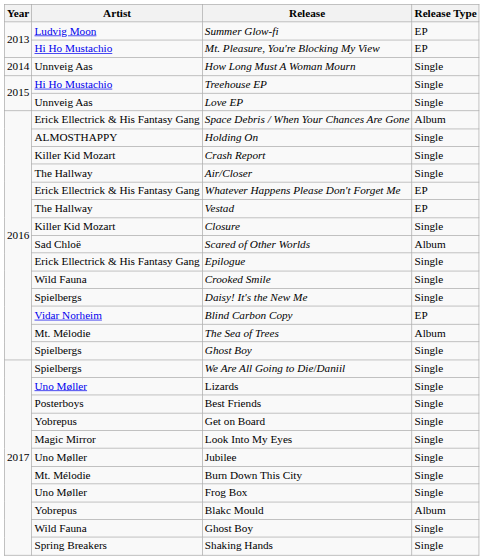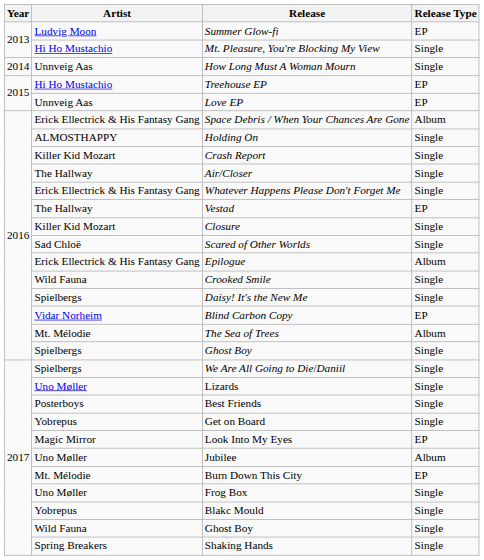(421, 48) EP -> (429, 48) Single
(429, 84) Single -> (421, 84) EP
(429, 102) Single -> (421, 102) EP
(421, 191) EP -> (429, 191) Single
(430, 244) Album -> (429, 244) Single
(429, 262) Single -> (430, 262) Album
(429, 439) Single -> (421, 439) EP
(429, 457) Single -> (430, 457) Album
(429, 475) Single -> (421, 475) EP
(430, 510) Album -> (429, 510) Single
